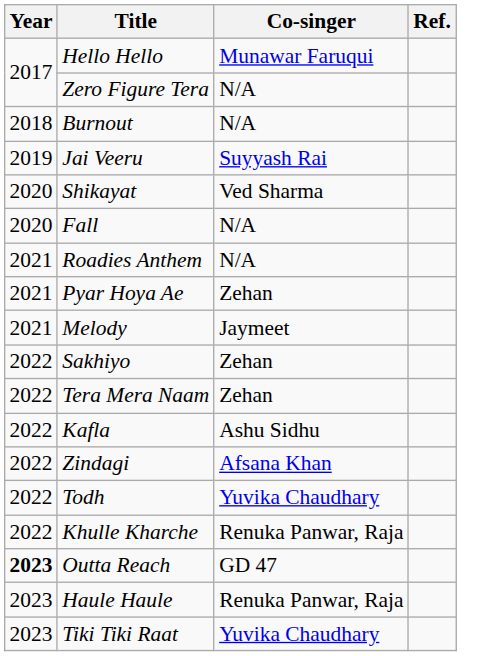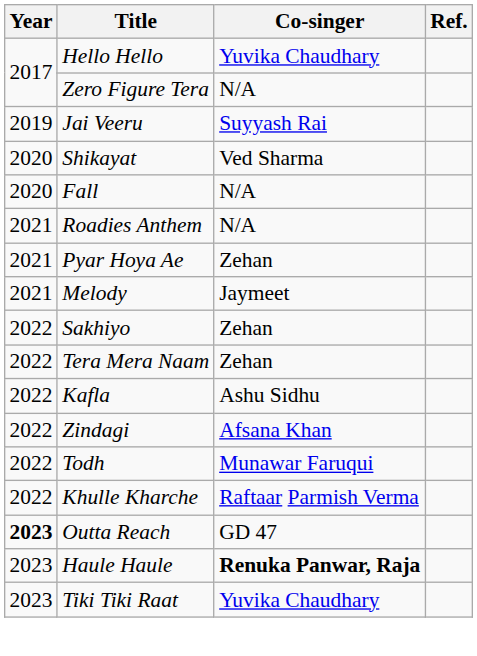(296, 55) Munawar Faruqui -> (299, 55) Yuvika Chaudhary
- row: (98, 123)
(299, 497) Yuvika Chaudhary -> (296, 463) Munawar Faruqui
(311, 531) Renuka Panwar, Raja -> (319, 497) Raftaar Parmish Verma
(311, 599) normal -> (320, 565) bold
